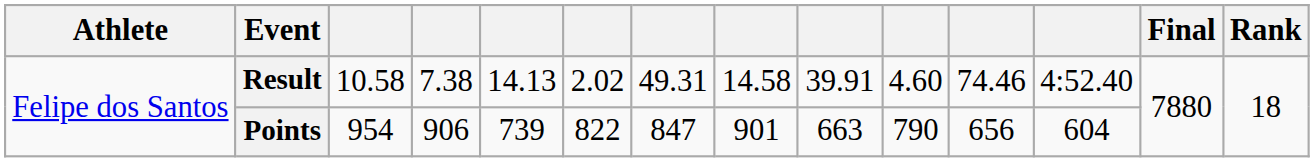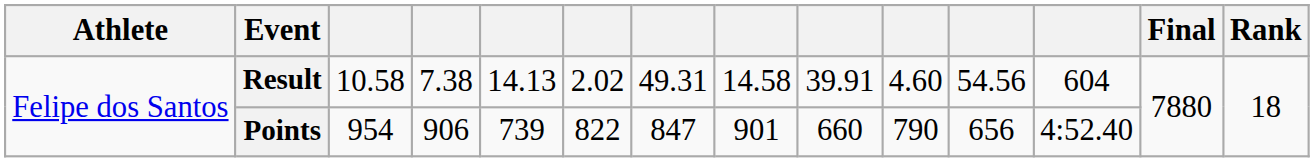(991, 80) 74.46 -> (991, 80) 54.56
(1087, 80) 4:52.40 -> (1087, 80) 604
(840, 131) 663 -> (840, 131) 660
(1087, 131) 604 -> (1087, 131) 4:52.40
